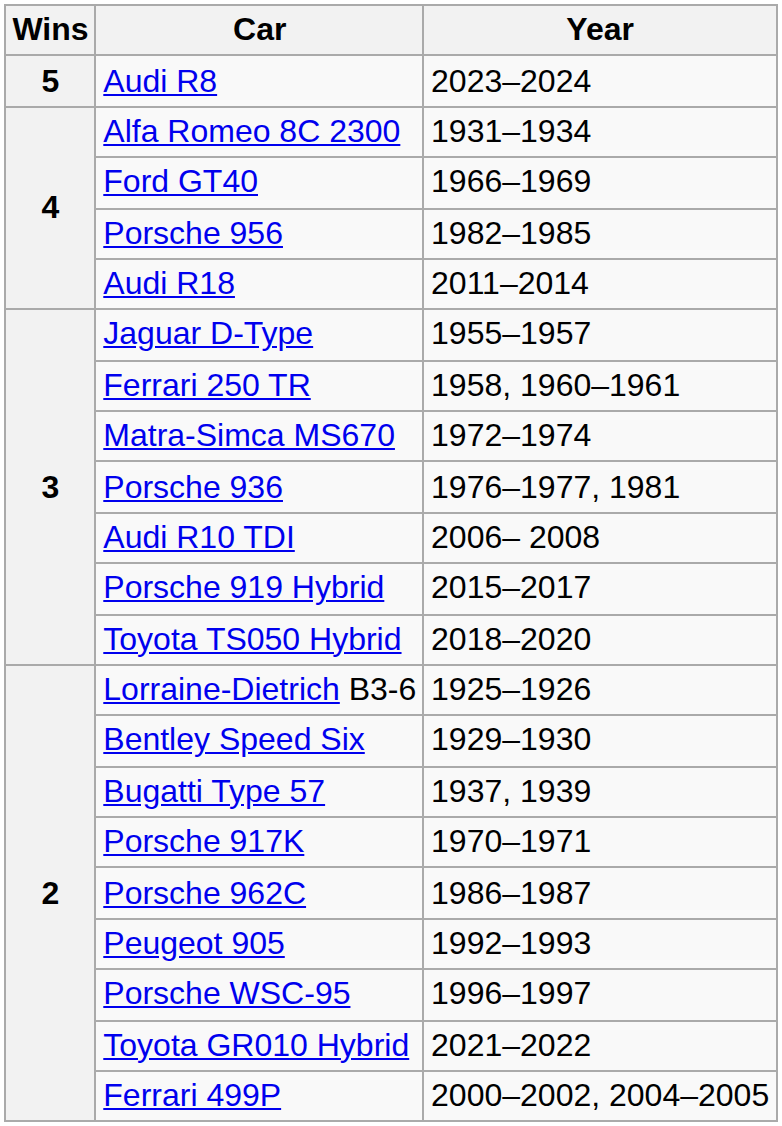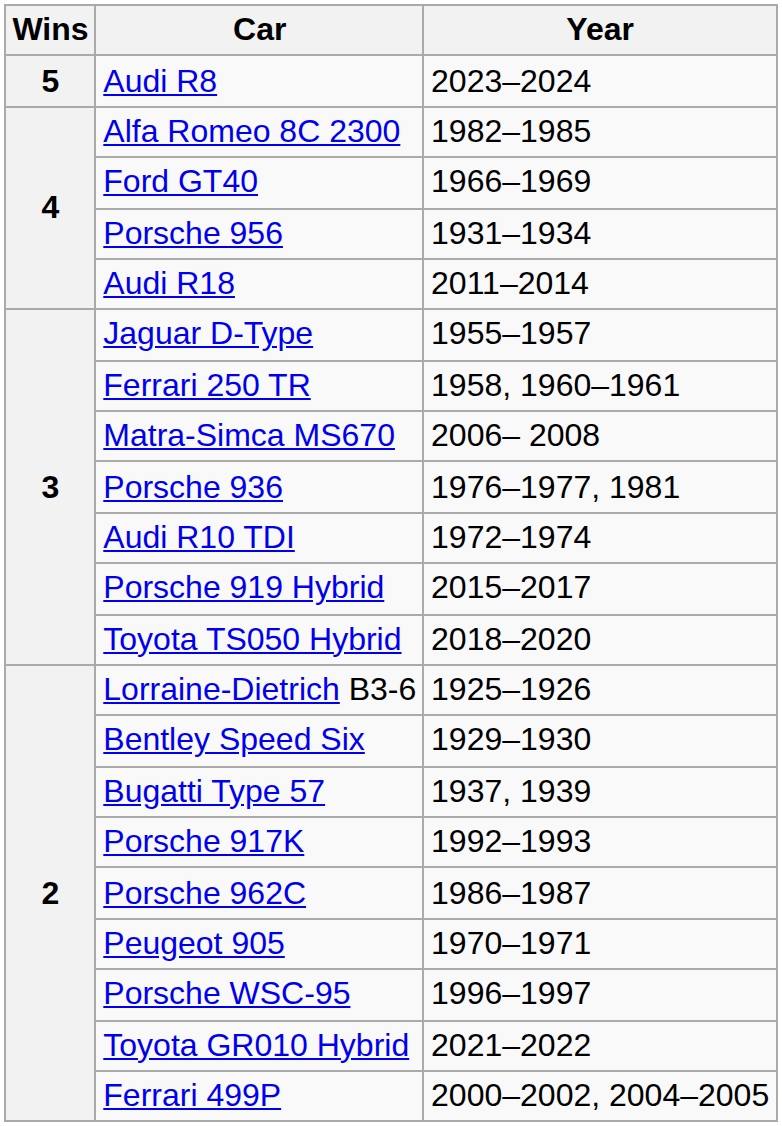(511, 131) 1931–1934 -> (511, 131) 1982–1985
(511, 232) 1982–1985 -> (511, 232) 1931–1934
(511, 435) 1972–1974 -> (516, 435) 2006– 2008
(516, 537) 2006– 2008 -> (511, 537) 1972–1974
(511, 841) 1970–1971 -> (511, 841) 1992–1993
(511, 943) 1992–1993 -> (511, 943) 1970–1971
